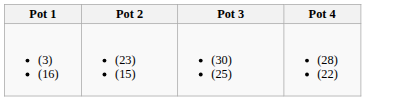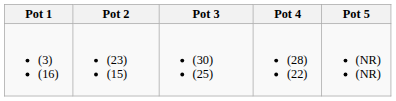+ column: (356, 14)
